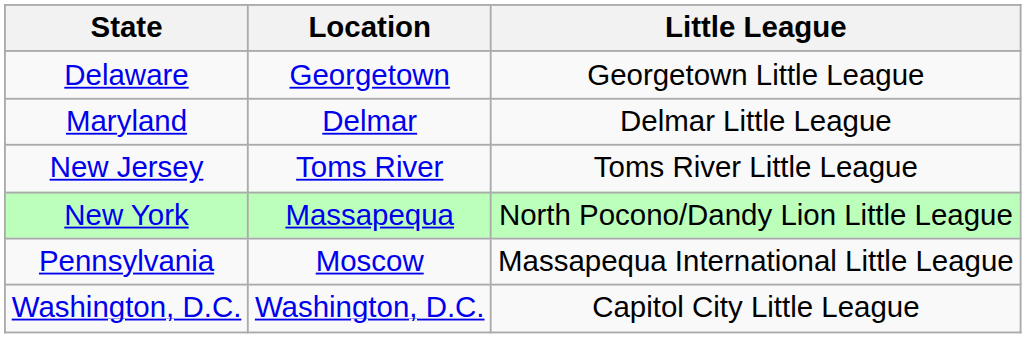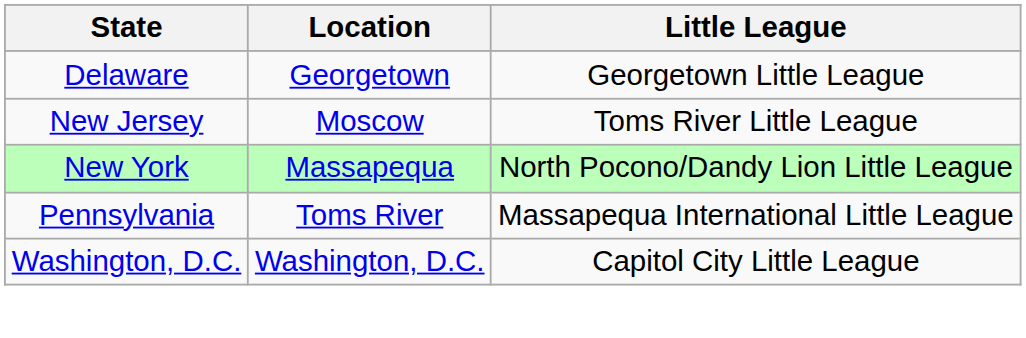- row: (127, 121)
(370, 167) Toms River -> (370, 121) Moscow
(370, 261) Moscow -> (370, 214) Toms River
